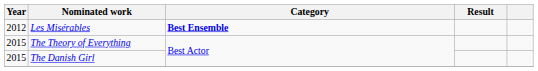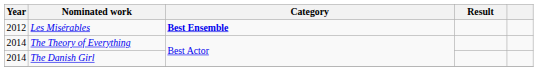(16, 43) 2015 -> (16, 43) 2014
(16, 58) 2015 -> (16, 58) 2014
